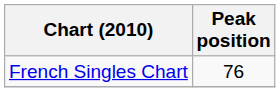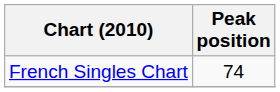(234, 71) 76 -> (234, 71) 74
